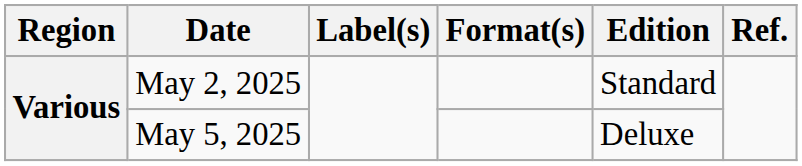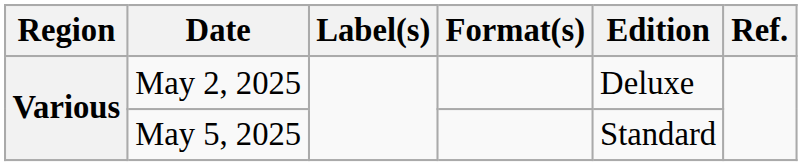(658, 82) Standard -> (647, 82) Deluxe
(647, 133) Deluxe -> (658, 133) Standard
